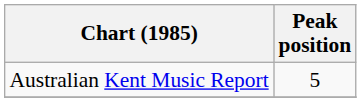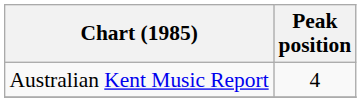(315, 79) 5 -> (315, 79) 4
